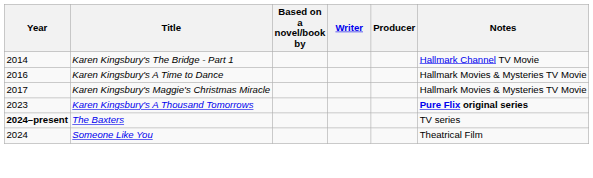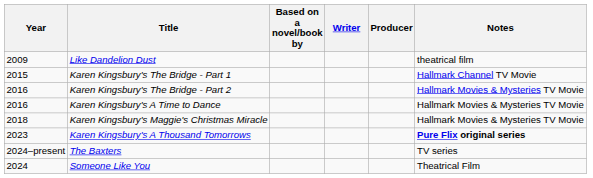+ row: (113, 59)
(17, 59) 2014 -> (17, 74) 2015
+ row: (150, 90)
(17, 90) 2017 -> (17, 120) 2018
(37, 120) bold -> (36, 151) normal
